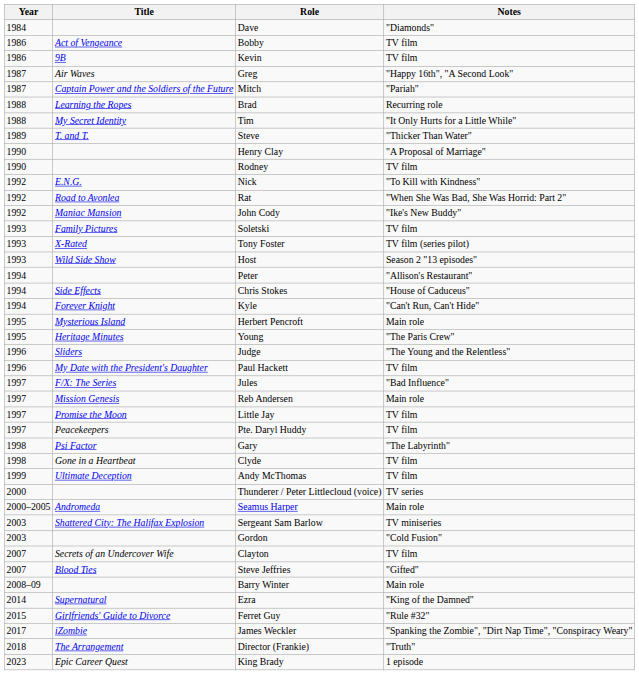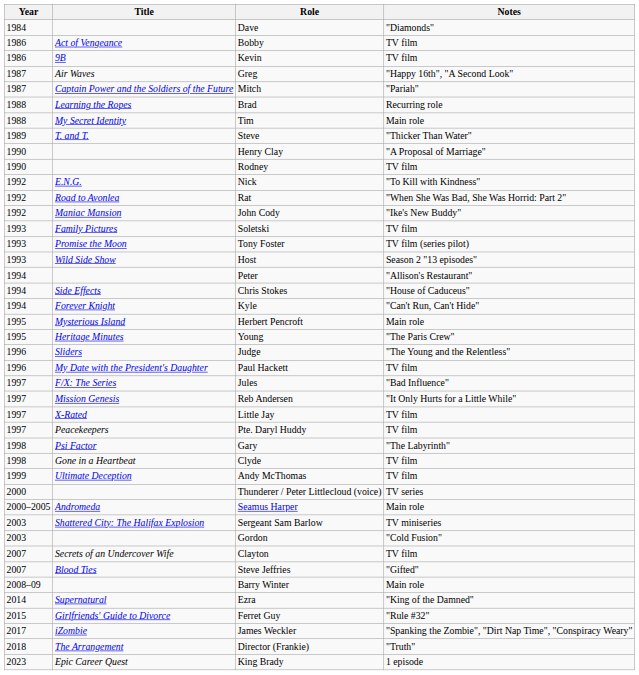(451, 120) "It Only Hurts for a Little While" -> (405, 120) Main role
(71, 244) X-Rated -> (91, 244) Promise the Moon
(405, 399) Main role -> (451, 399) "It Only Hurts for a Little While"
(91, 414) Promise the Moon -> (71, 414) X-Rated
